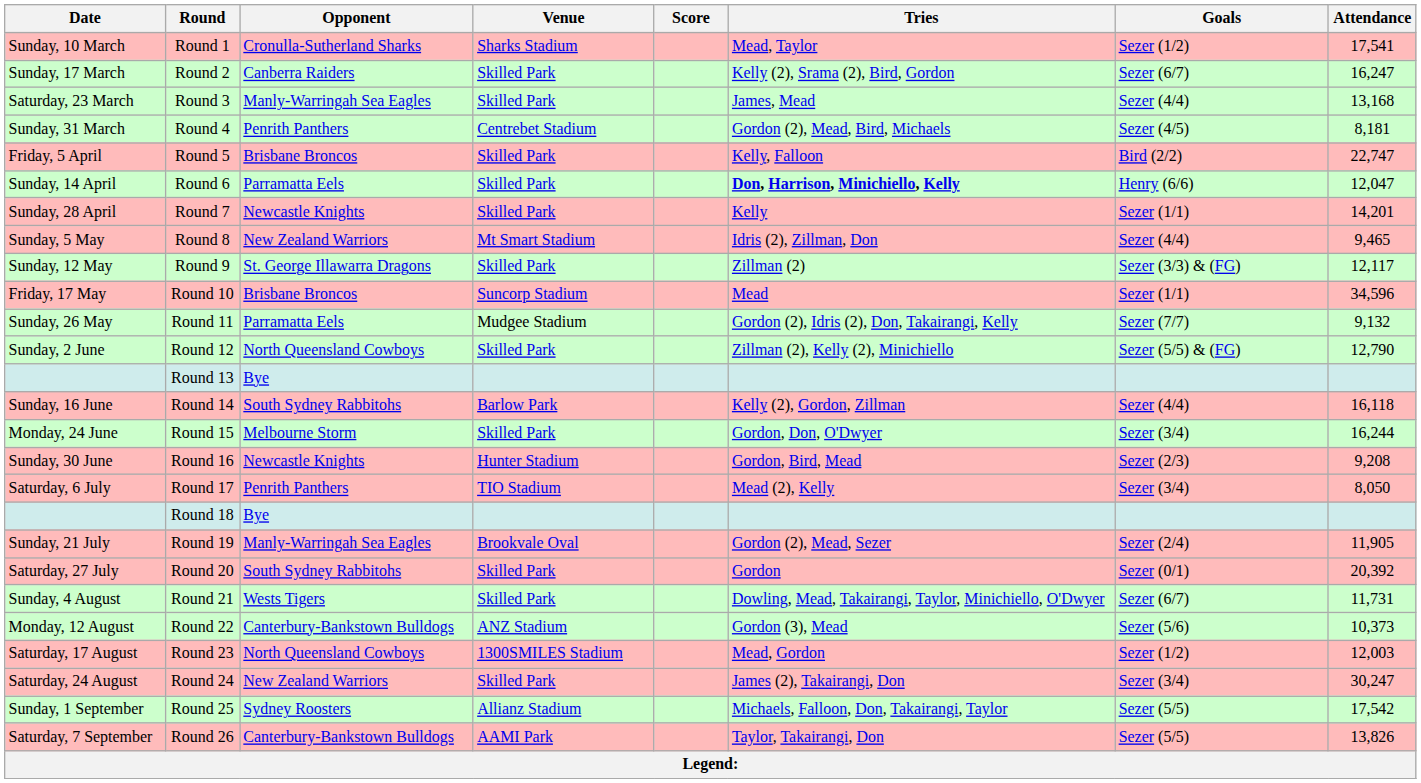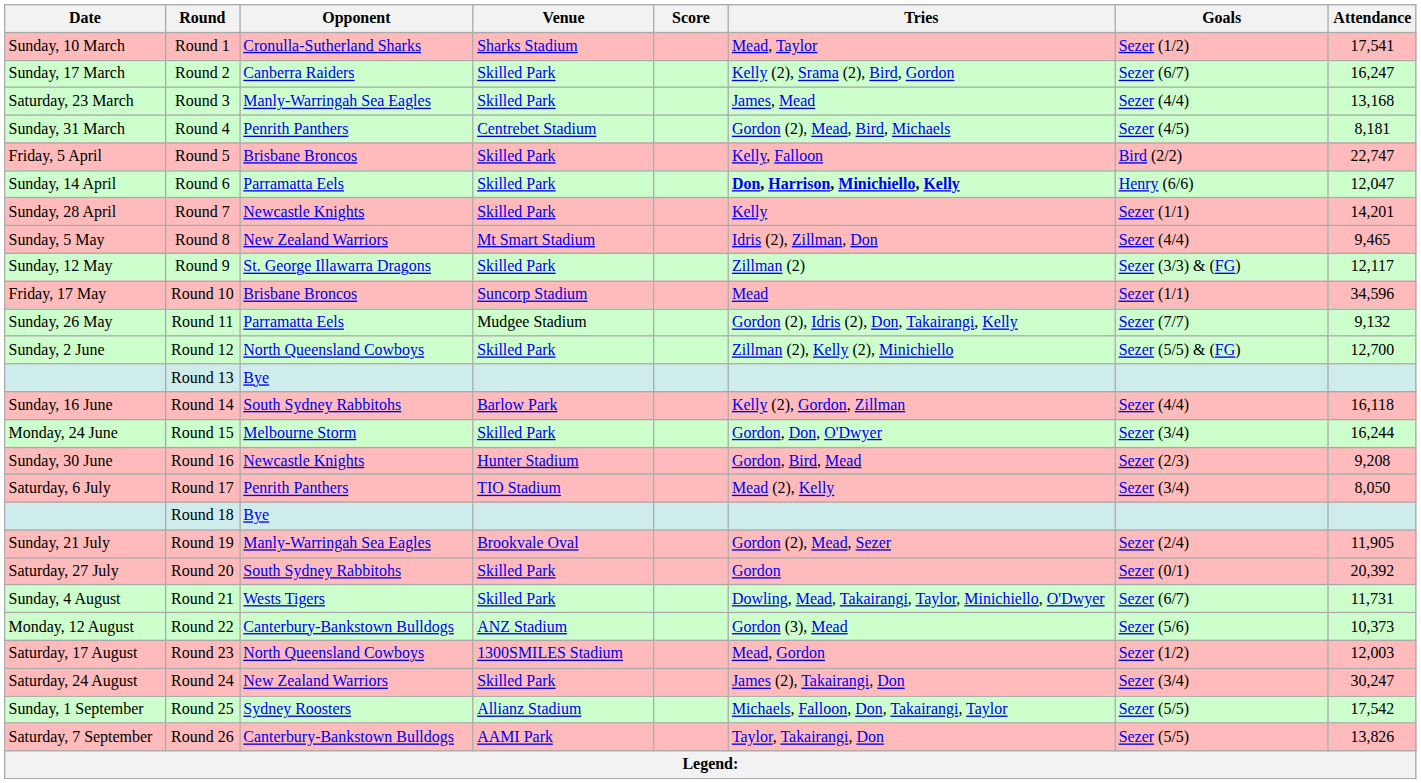(1372, 349) 12,790 -> (1372, 349) 12,700
